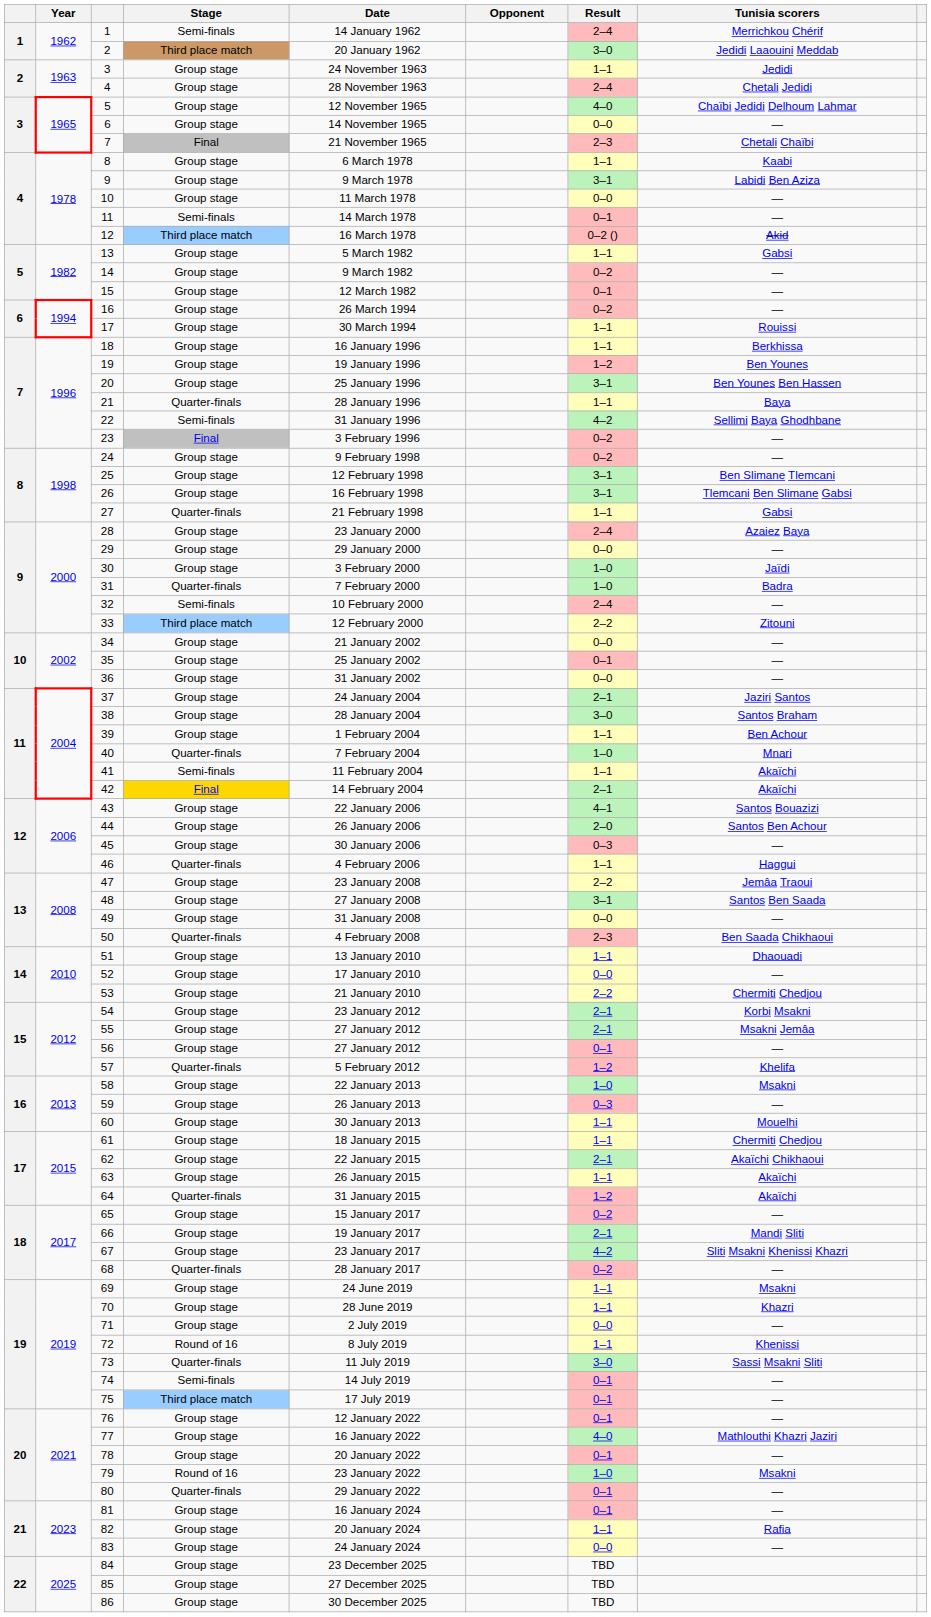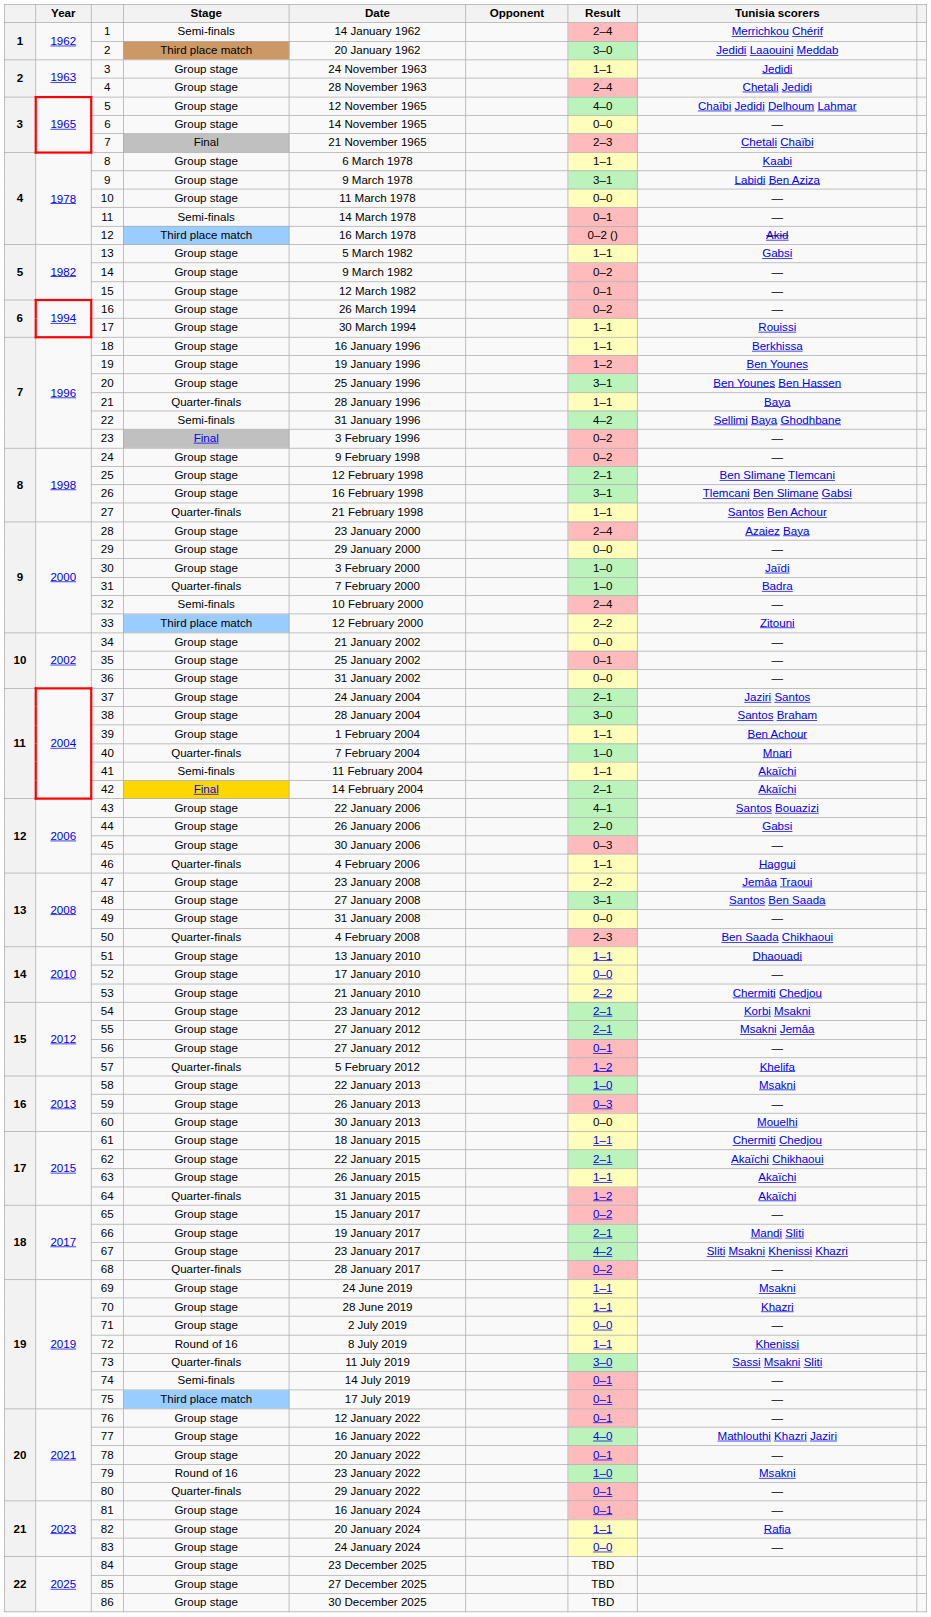(603, 475) 3–1 -> (603, 475) 2–1
(777, 512) Gabsi -> (777, 512) Santos Ben Achour
(777, 826) Santos Ben Achour -> (777, 826) Gabsi
(603, 1122) 1–1 -> (603, 1122) 0–0
